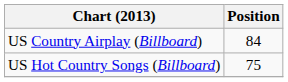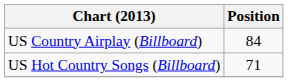(253, 64) 75 -> (253, 64) 71
